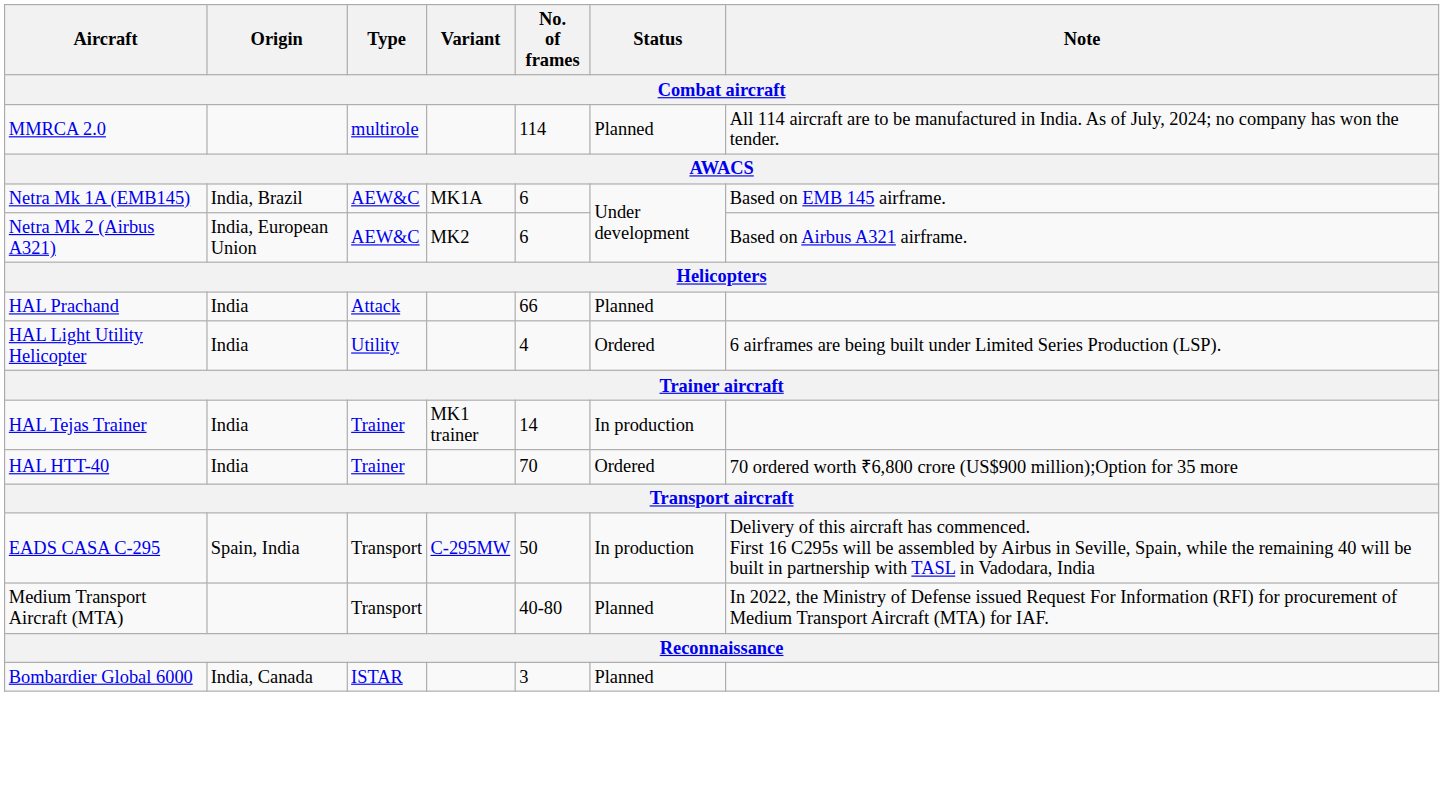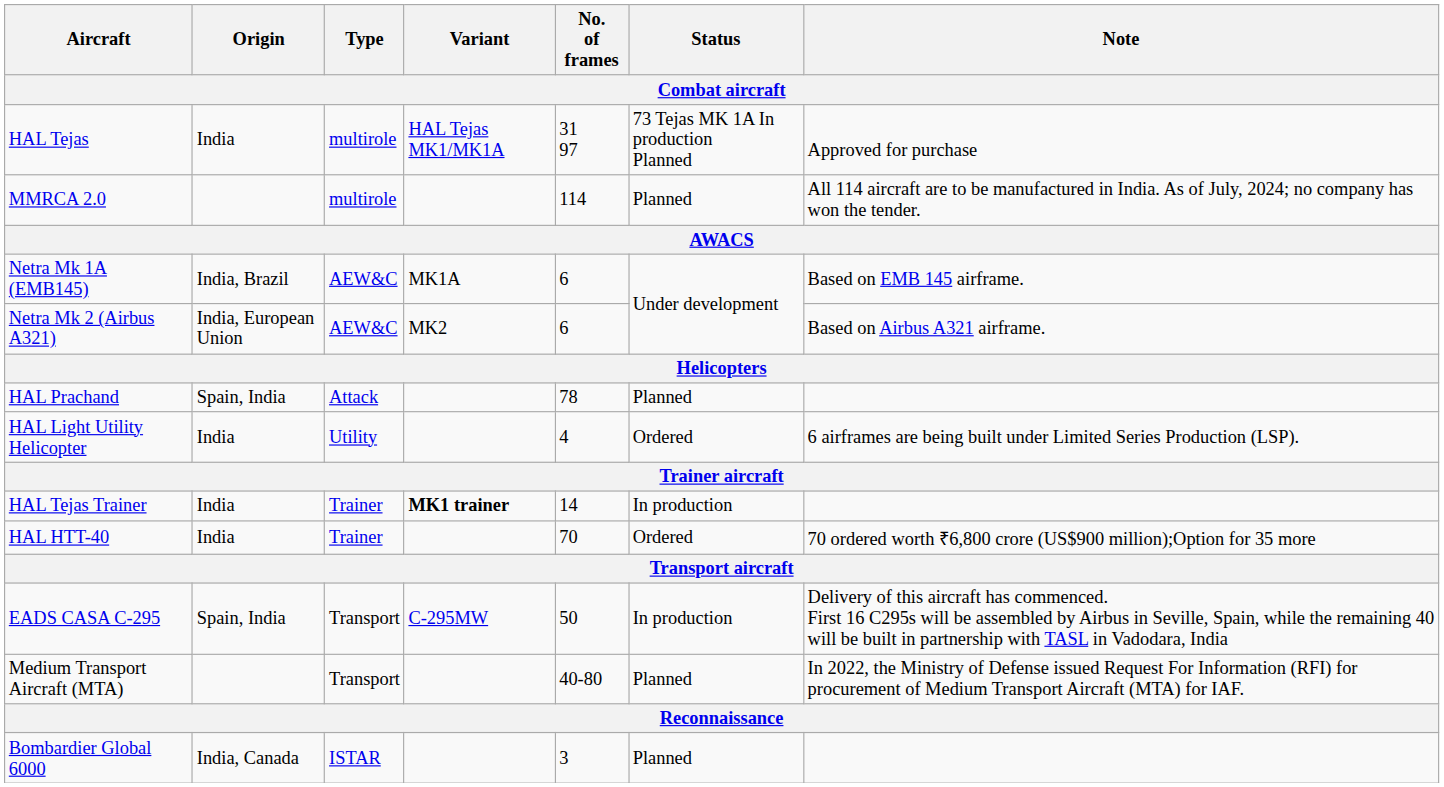+ row: (49, 139)
(230, 306) India -> (241, 397) Spain, India
(528, 306) 66 -> (568, 397) 78
(454, 424) normal -> (459, 505) bold
